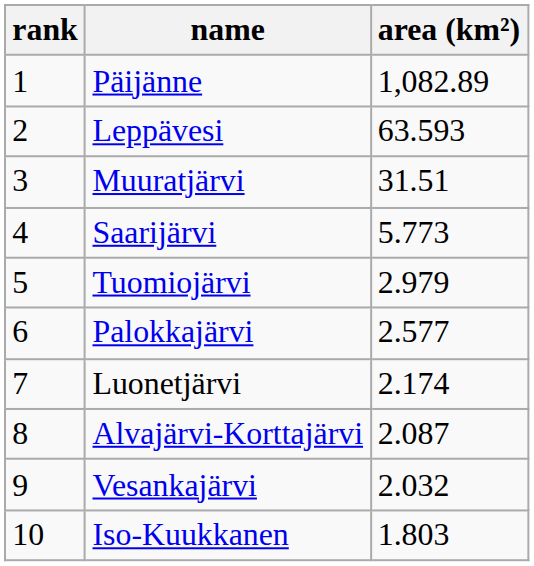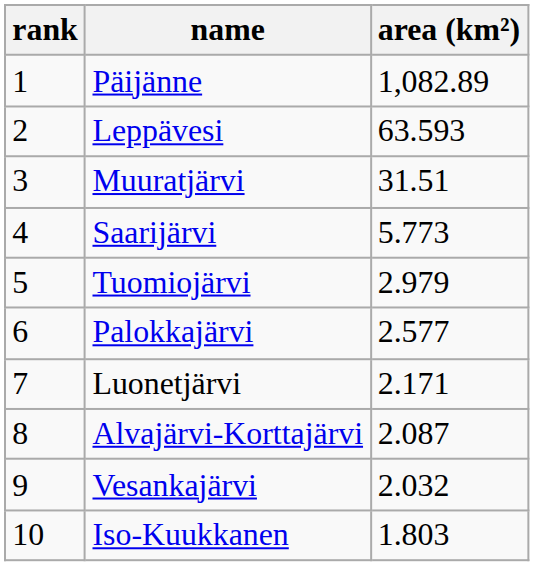(414, 383) 2.174 -> (414, 383) 2.171
